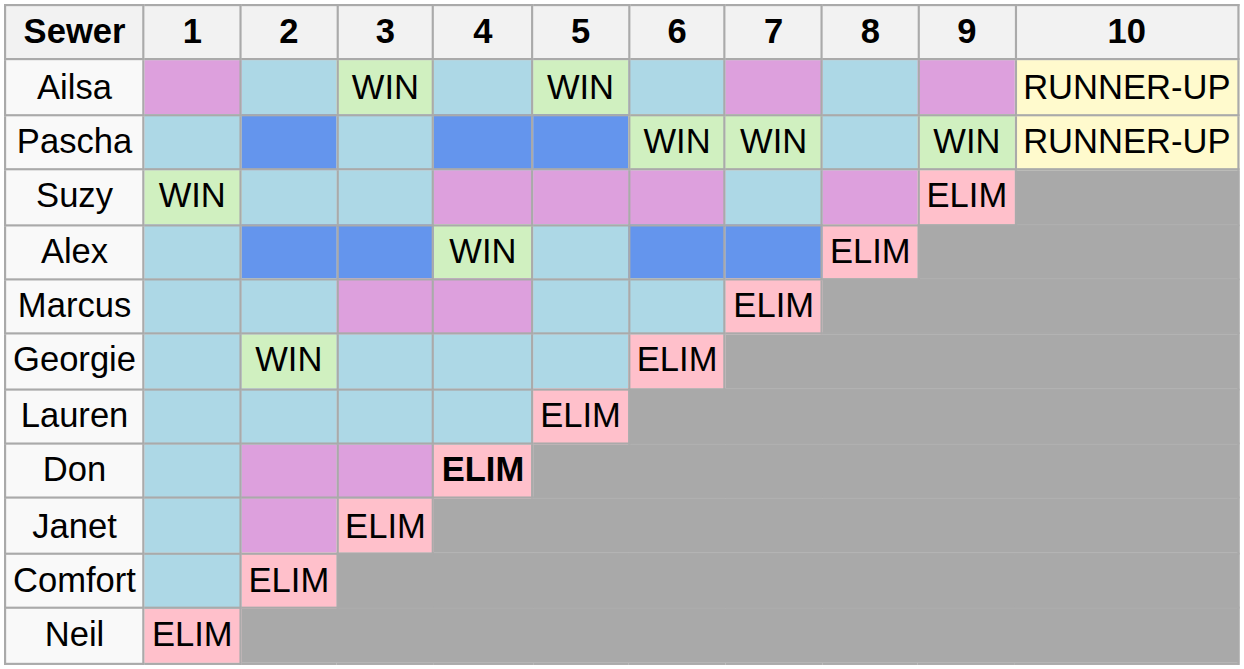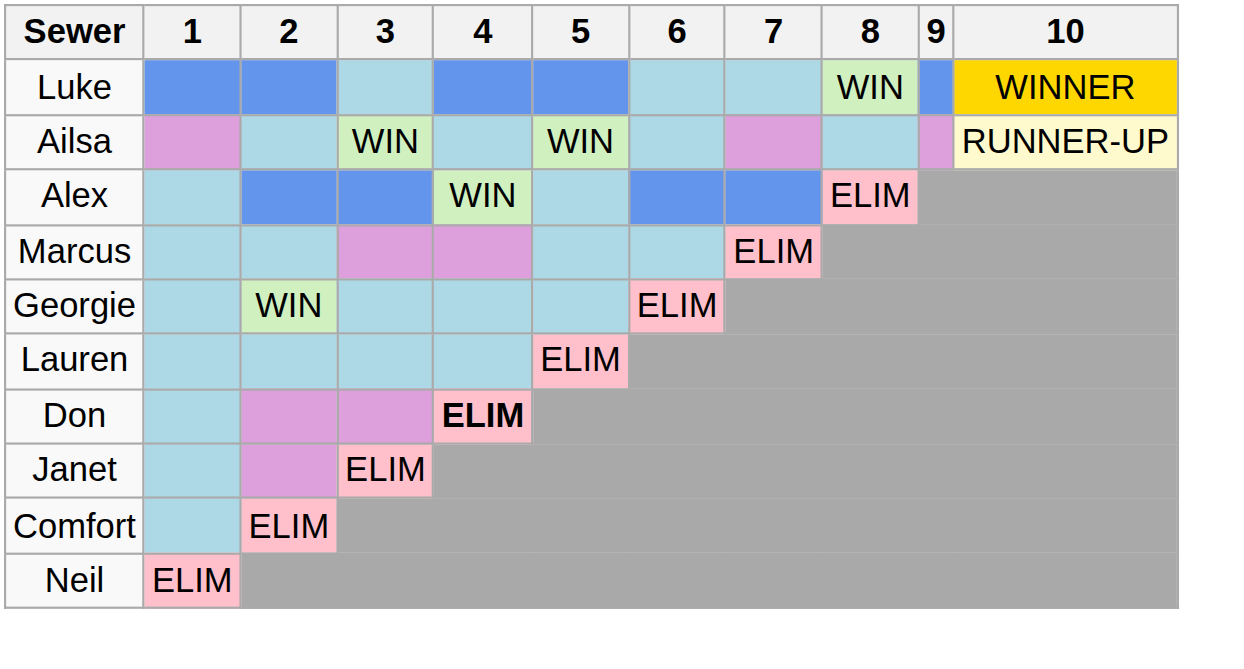+ row: (75, 86)
- row: (75, 141)
- row: (75, 196)
